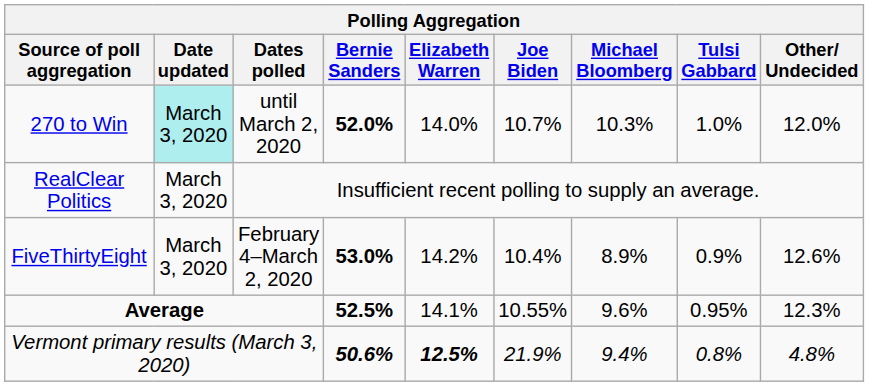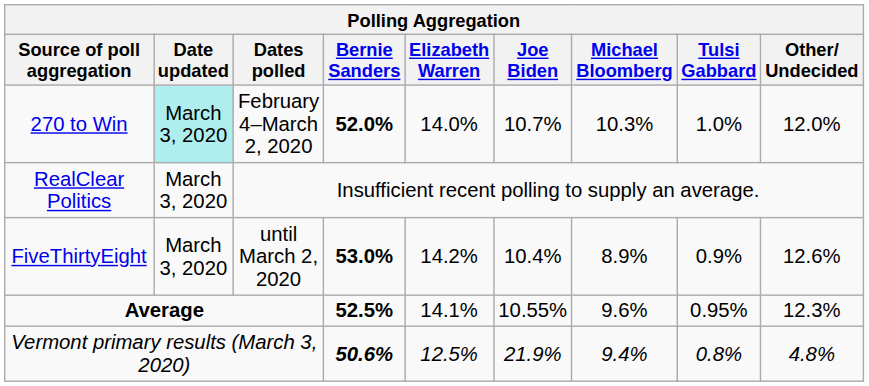(279, 125) until March 2, 2020 -> (279, 125) February 4–March 2, 2020
(279, 256) February 4–March 2, 2020 -> (279, 256) until March 2, 2020
(449, 354) bold -> (449, 354) normal
